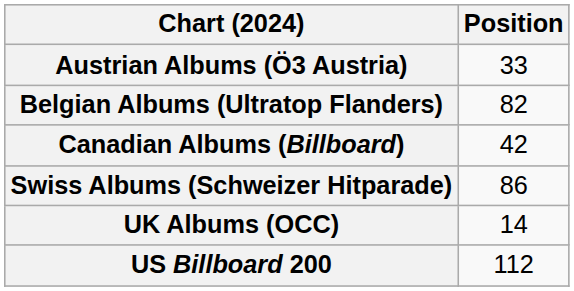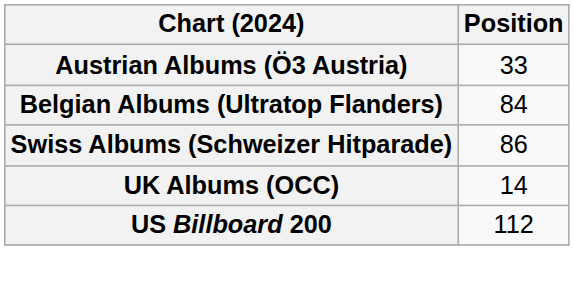(514, 104) 82 -> (514, 104) 84
- row: (231, 144)
